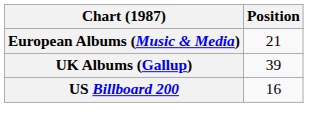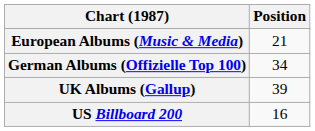+ row: (127, 65)
